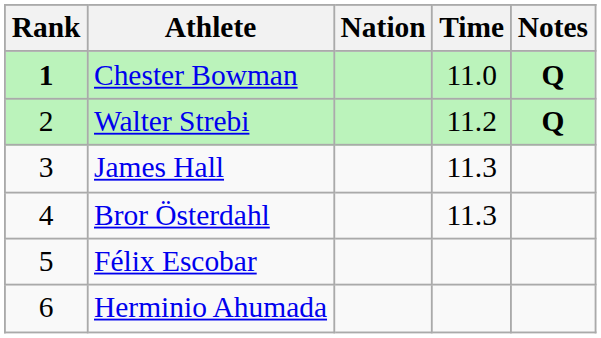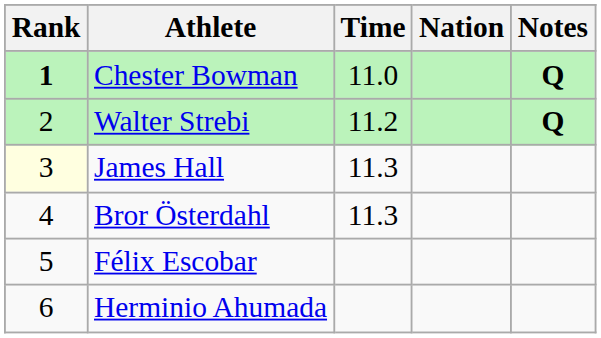columns swapped: (383, 27) <-> (472, 27)
(46, 167) no background -> (46, 167) lightyellow background
